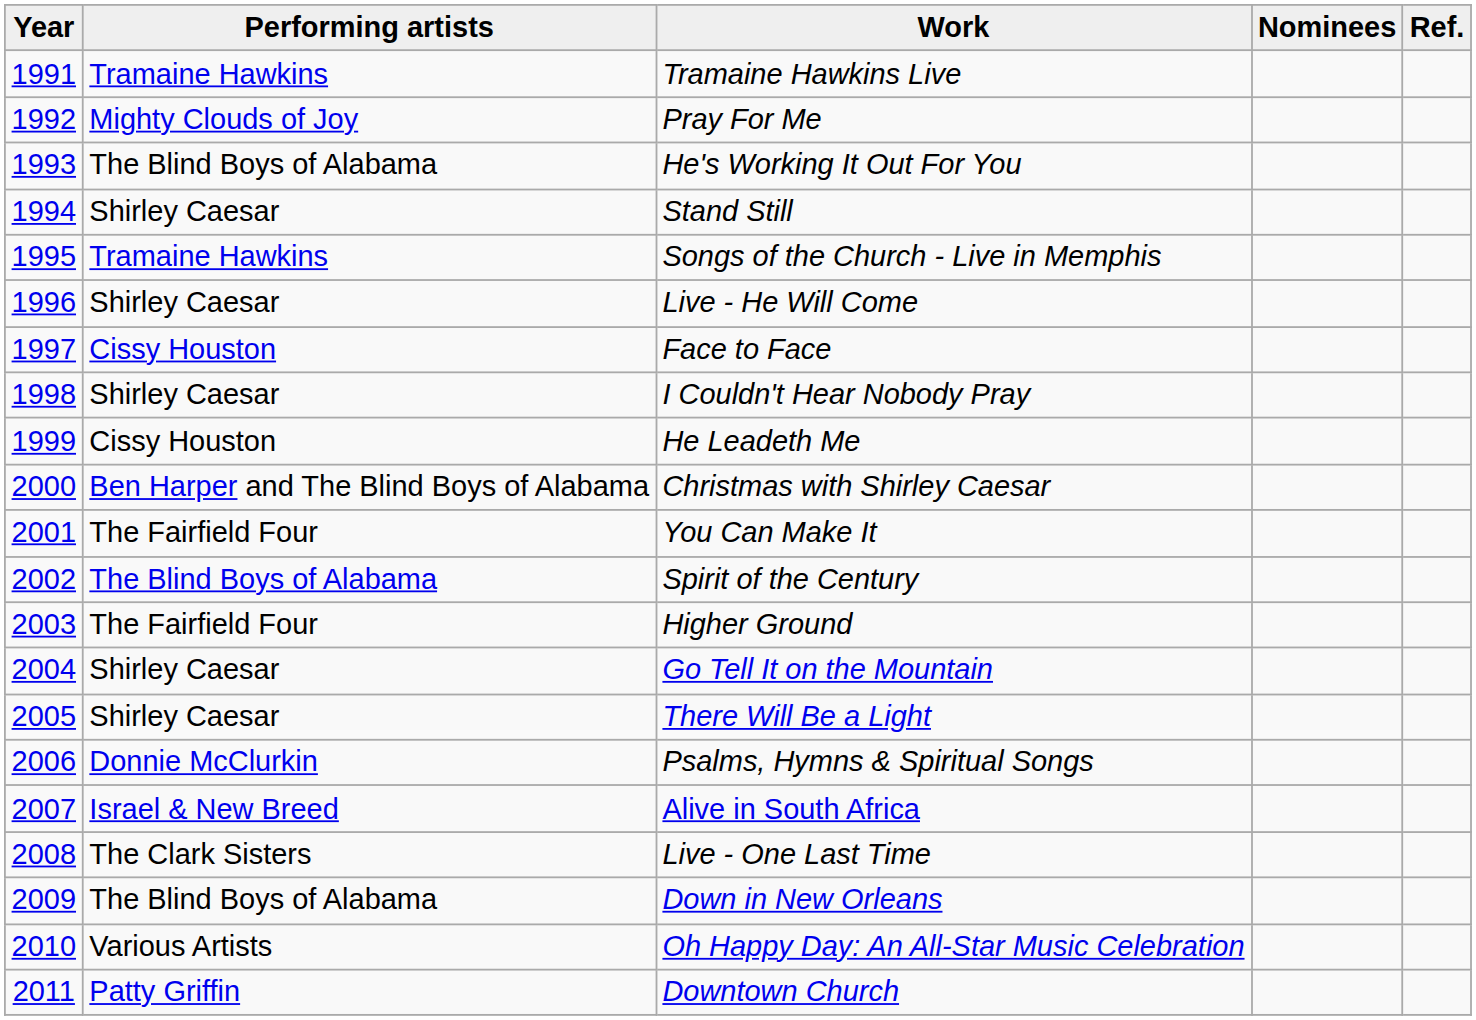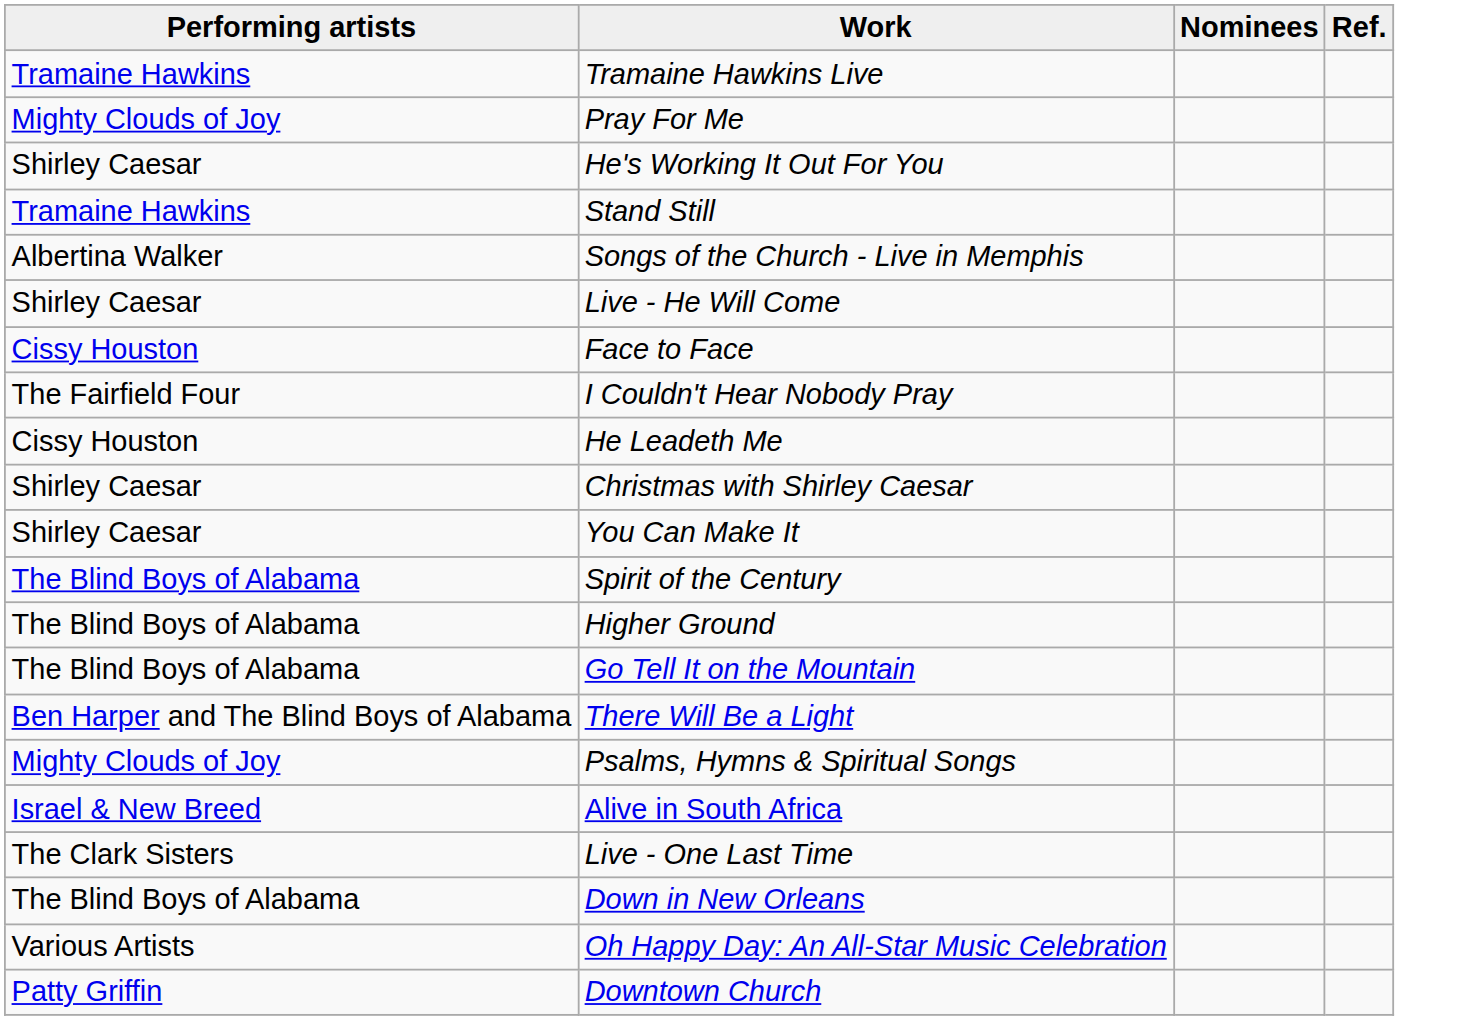- column: (44, 27)
(263, 165) The Blind Boys of Alabama -> (107, 165) Shirley Caesar
(184, 211) Shirley Caesar -> (131, 211) Tramaine Hawkins
(209, 257) Tramaine Hawkins -> (117, 257) Albertina Walker
(184, 394) Shirley Caesar -> (126, 394) The Fairfield Four
(369, 486) Ben Harper and The Blind Boys of Alabama -> (107, 486) Shirley Caesar
(204, 532) The Fairfield Four -> (107, 532) Shirley Caesar
(204, 624) The Fairfield Four -> (185, 624) The Blind Boys of Alabama
(184, 670) Shirley Caesar -> (185, 670) The Blind Boys of Alabama
(184, 716) Shirley Caesar -> (291, 716) Ben Harper and The Blind Boys of Alabama
(204, 762) Donnie McClurkin -> (146, 762) Mighty Clouds of Joy
